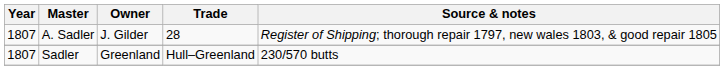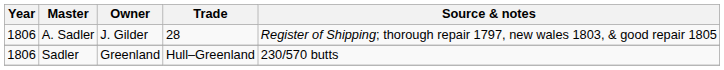(22, 34) 1807 -> (22, 34) 1806
(22, 55) 1807 -> (22, 55) 1806
